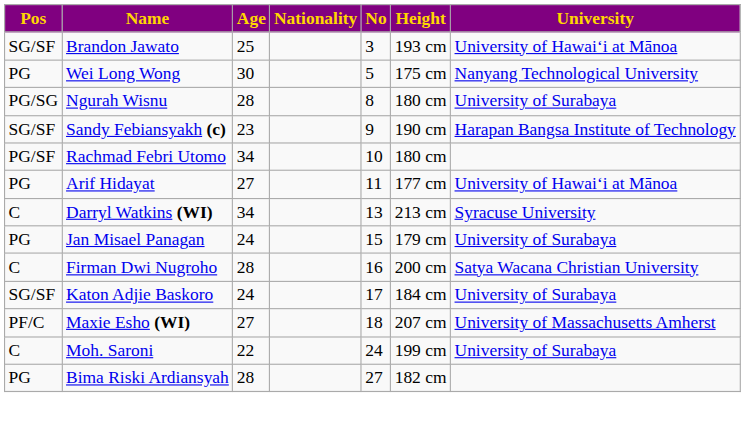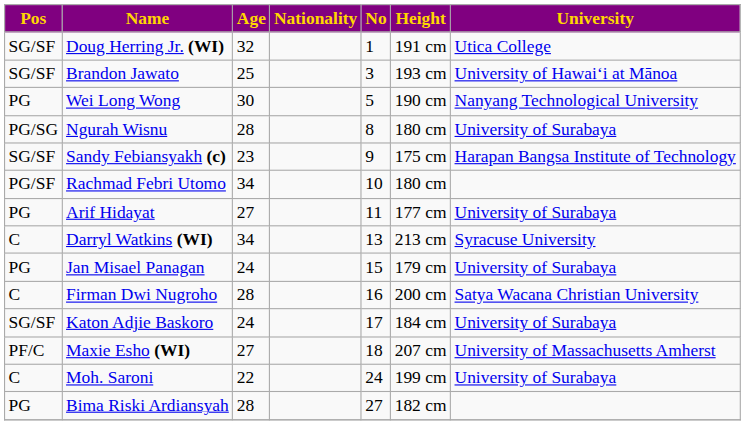+ row: (145, 45)
(421, 73) 175 cm -> (421, 101) 190 cm
(421, 128) 190 cm -> (421, 156) 175 cm
(566, 184) University of Hawaiʻi at Mānoa -> (535, 211) University of Surabaya
